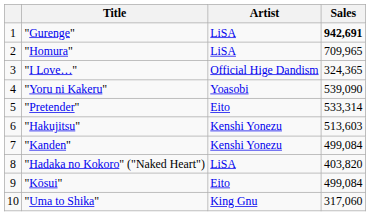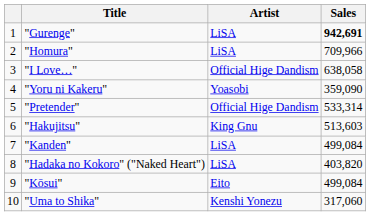(343, 51) 709,965 -> (343, 51) 709,966
(343, 70) 324,365 -> (343, 70) 638,058
(343, 88) 539,090 -> (343, 88) 359,090
(220, 107) Eito -> (264, 107) Official Hige Dandism
(246, 126) Kenshi Yonezu -> (234, 126) King Gnu
(246, 145) Kenshi Yonezu -> (223, 145) LiSA
(234, 201) King Gnu -> (246, 201) Kenshi Yonezu
